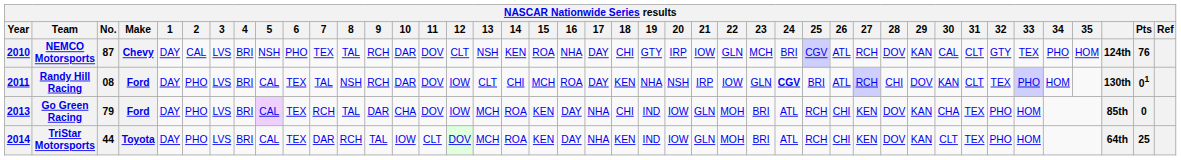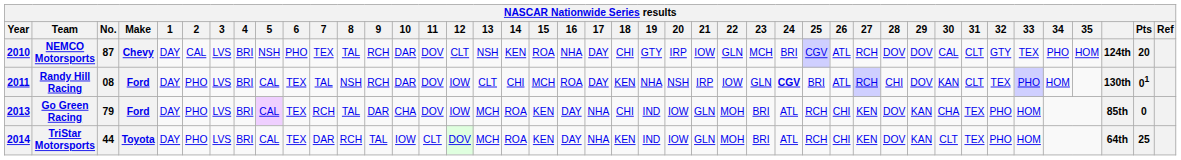(921, 53) KAN -> (921, 53) DOV
(1144, 53) 76 -> (1144, 53) 20
